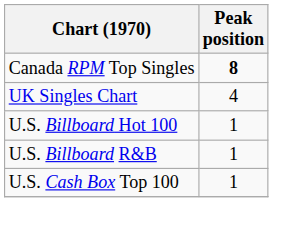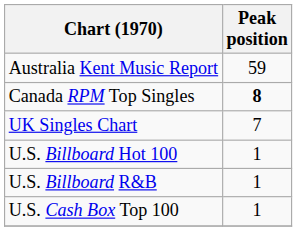+ row: (113, 67)
(233, 96) 4 -> (257, 125) 7
